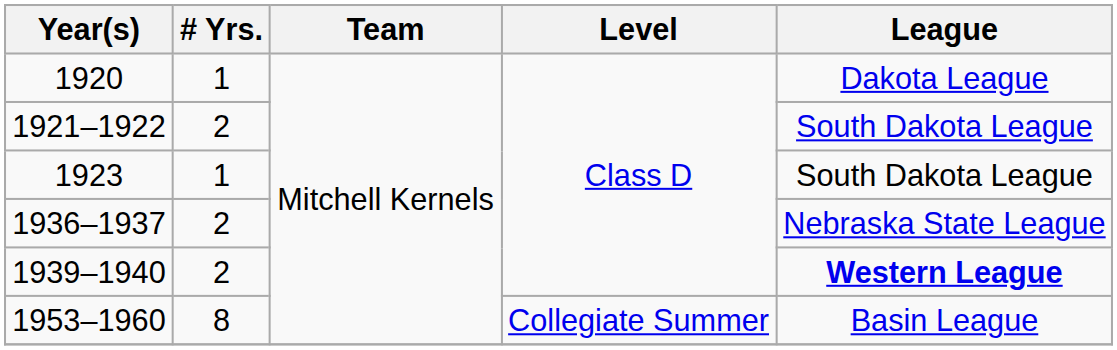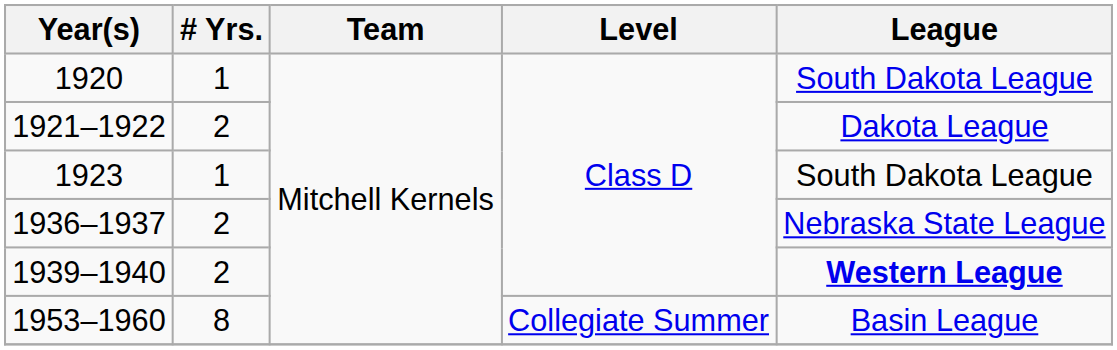(944, 78) Dakota League -> (944, 78) South Dakota League
(944, 127) South Dakota League -> (944, 127) Dakota League
